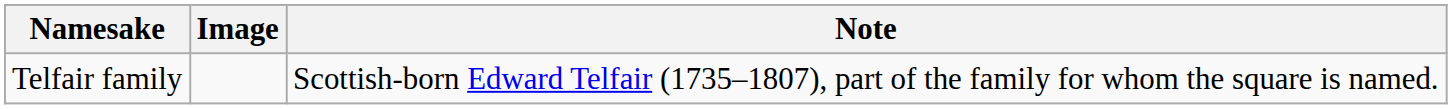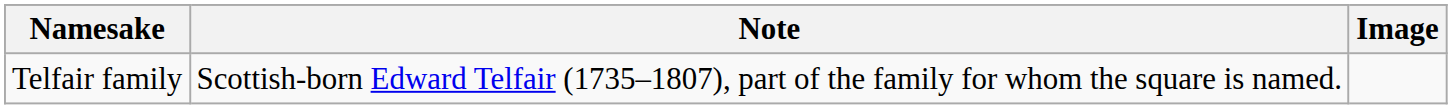columns swapped: (238, 28) <-> (866, 28)
